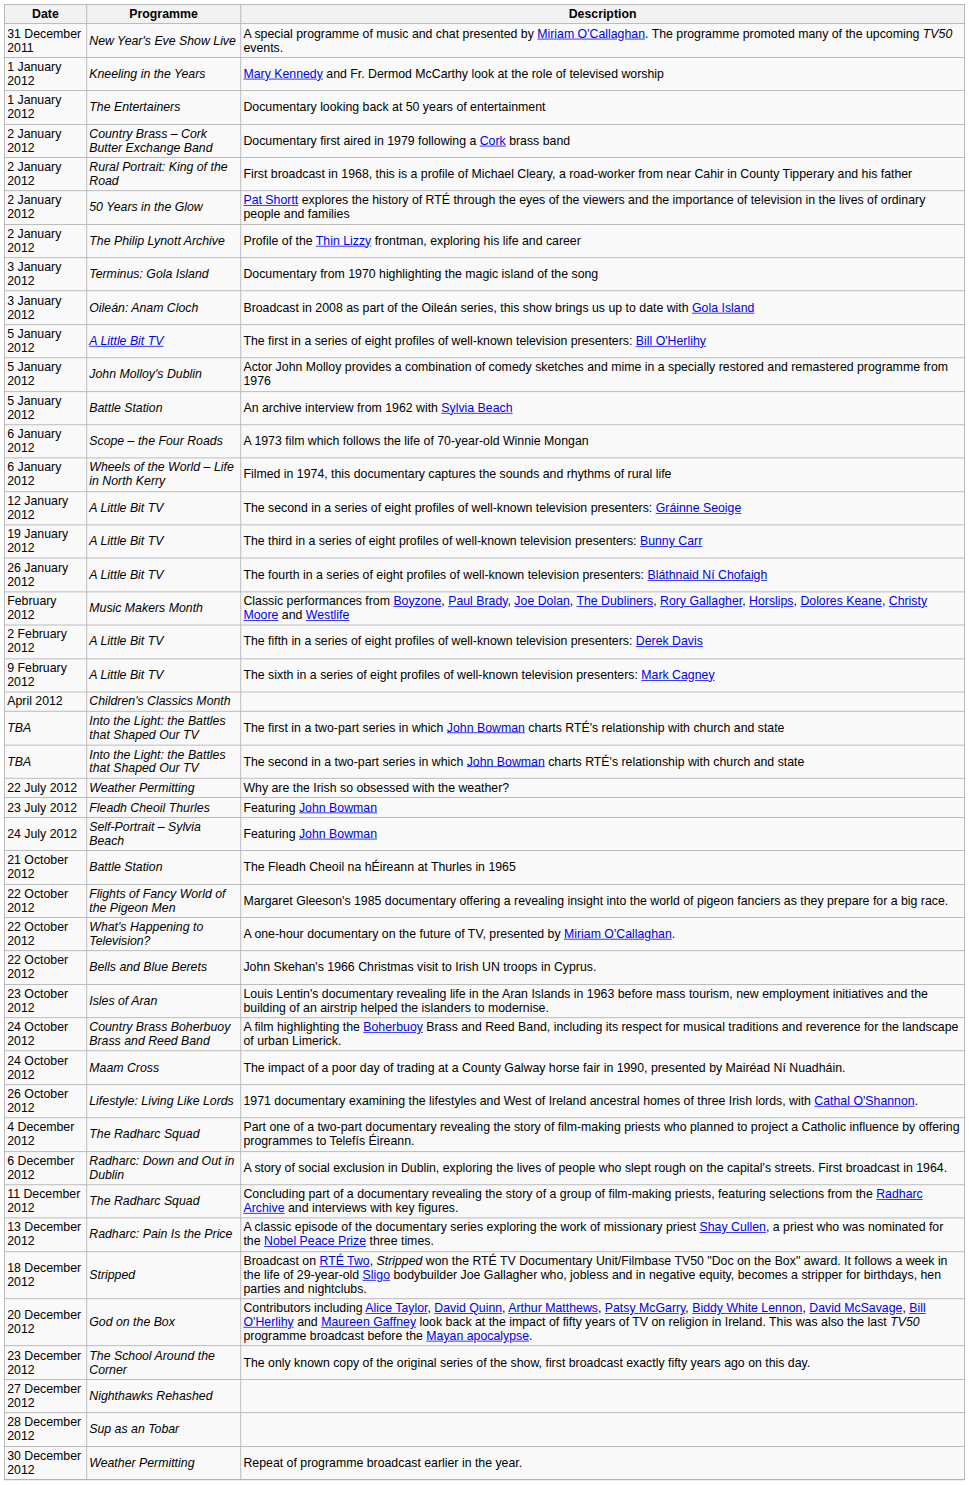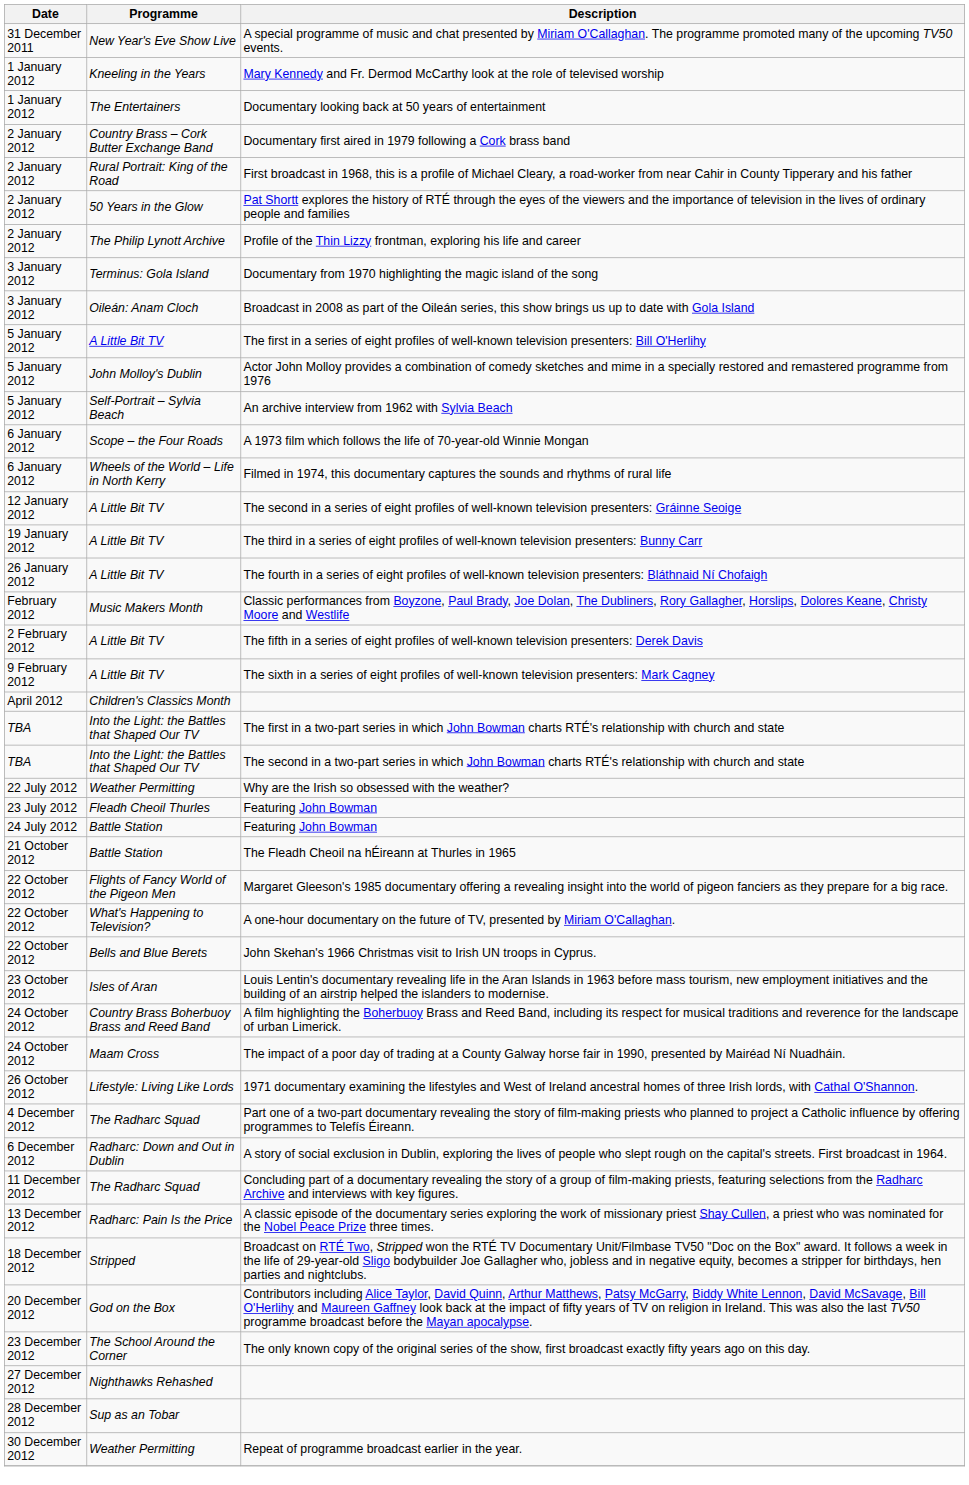(126, 408) Battle Station -> (145, 408) Self-Portrait – Sylvia Beach
(145, 834) Self-Portrait – Sylvia Beach -> (126, 827) Battle Station
